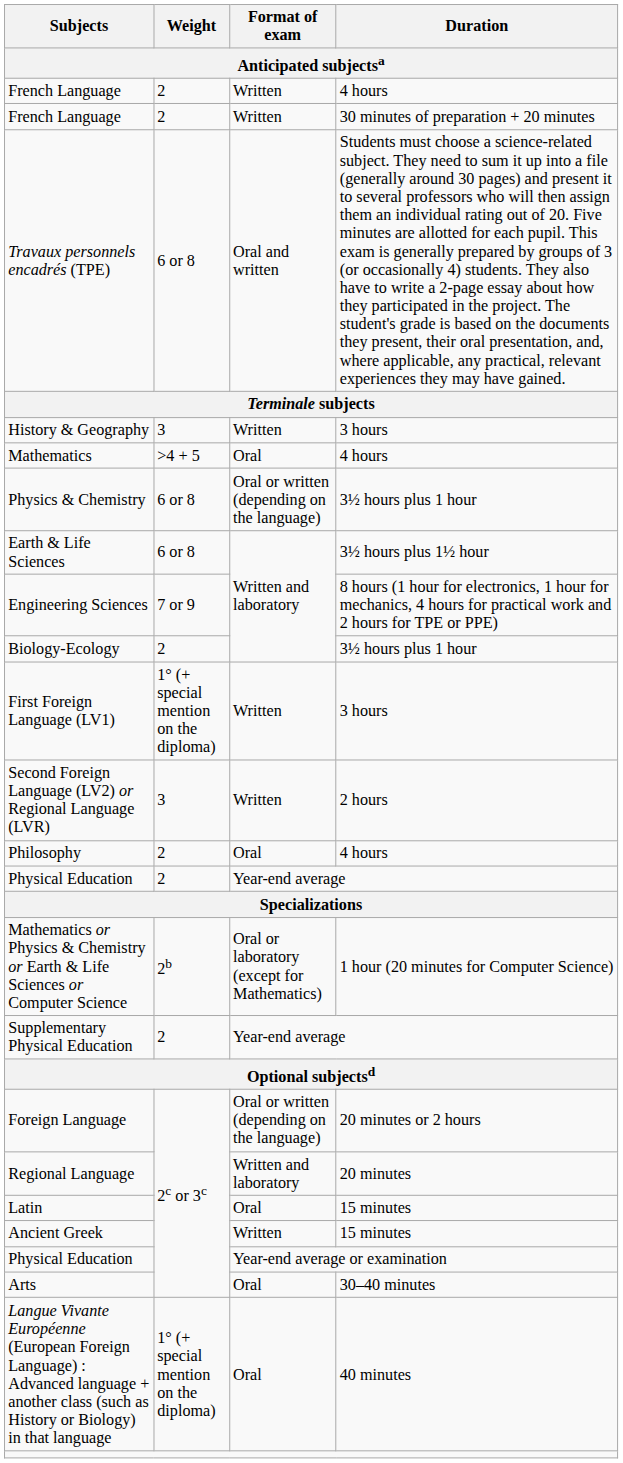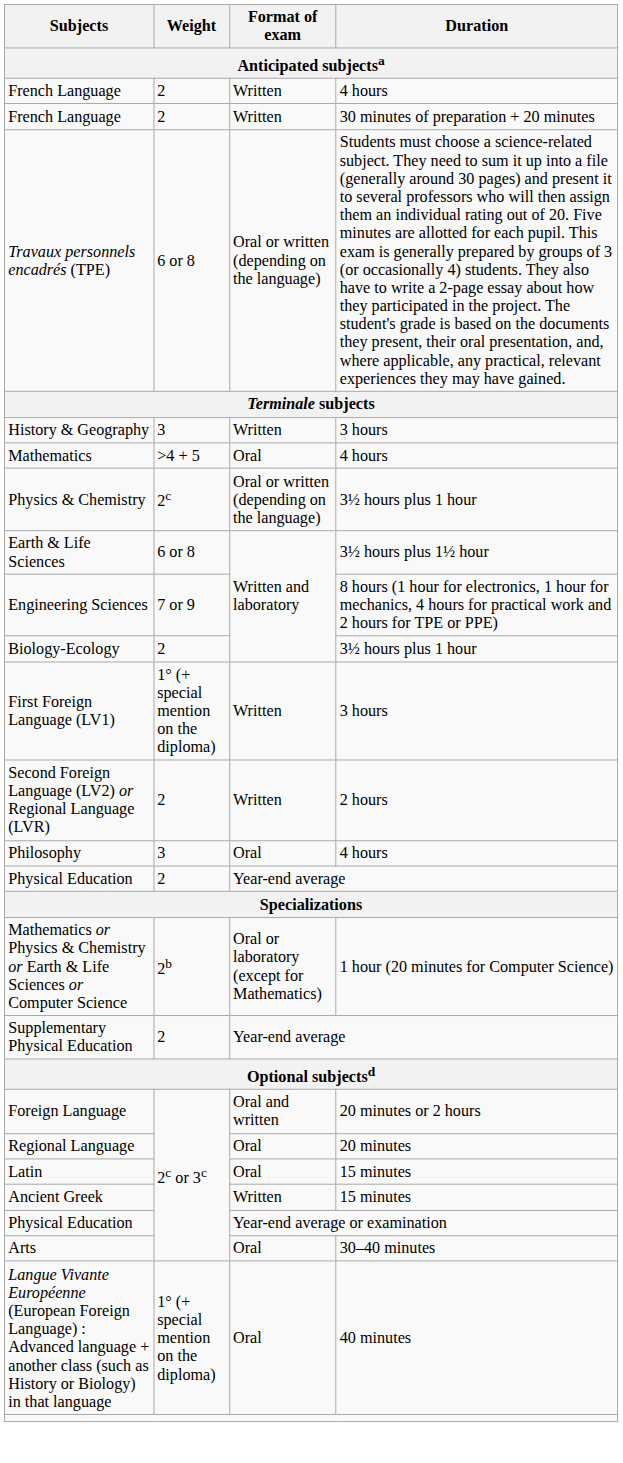(261, 260) Oral and written -> (281, 260) Oral or written (depending on the language)
(176, 499) 6 or 8 -> (164, 499) 2c
(161, 800) 3 -> (161, 800) 2
(161, 853) 2 -> (161, 853) 3
(281, 1120) Oral or written (depending on the language) -> (261, 1111) Oral and written
(271, 1173) Written and laboratory -> (247, 1146) Oral
